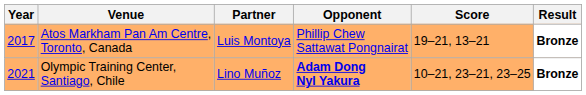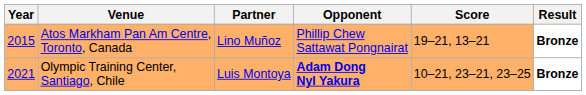(21, 41) 2017 -> (21, 41) 2015
(254, 41) Luis Montoya -> (249, 41) Lino Muñoz
(249, 74) Lino Muñoz -> (254, 74) Luis Montoya
